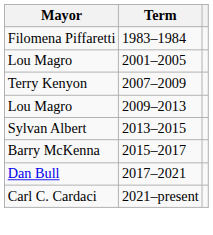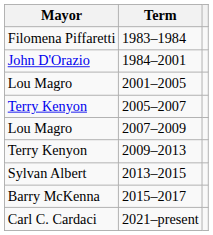+ row: (154, 60)
+ row: (154, 106)
(47, 83) Terry Kenyon -> (40, 128) Lou Magro
(40, 106) Lou Magro -> (47, 151) Terry Kenyon
- row: (154, 173)
